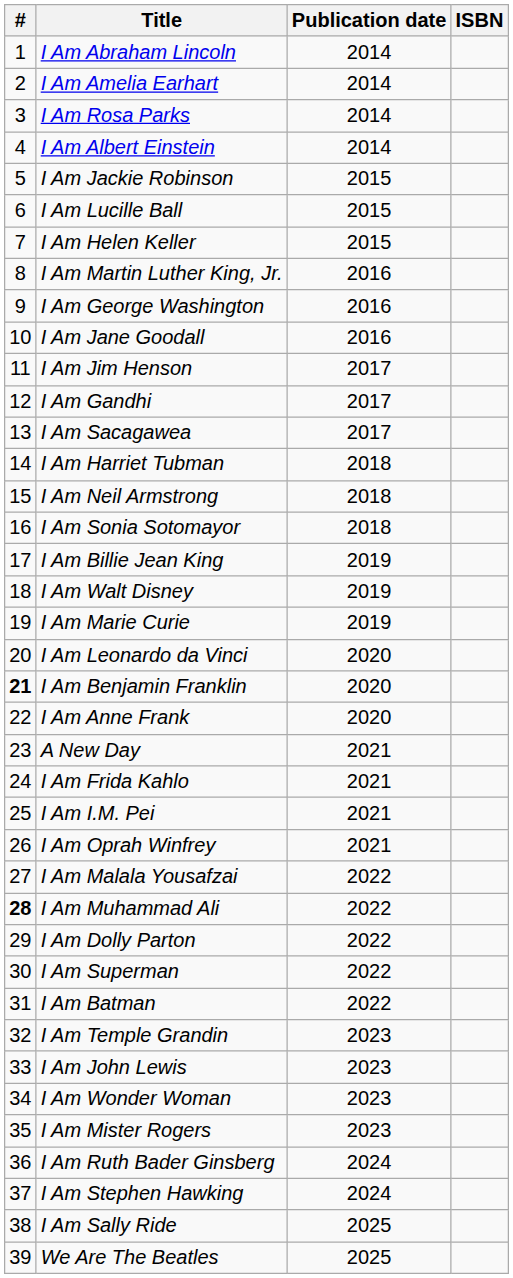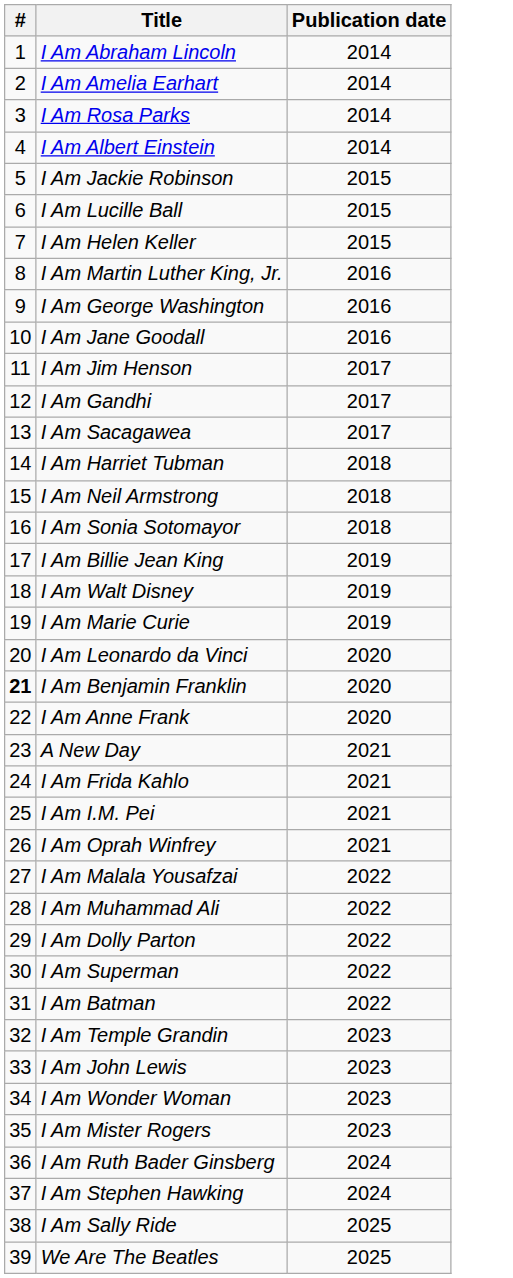- column: (479, 20)
(20, 908) bold -> (20, 908) normal
